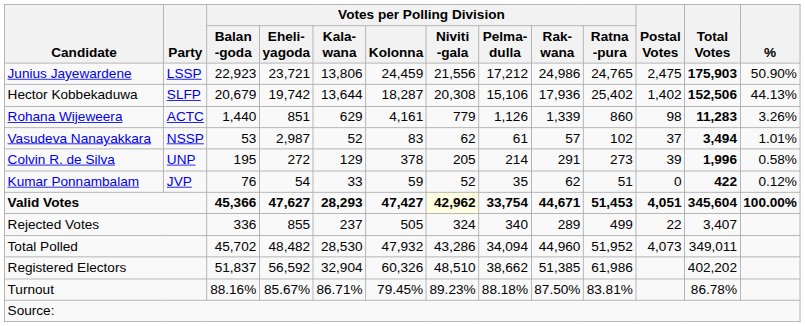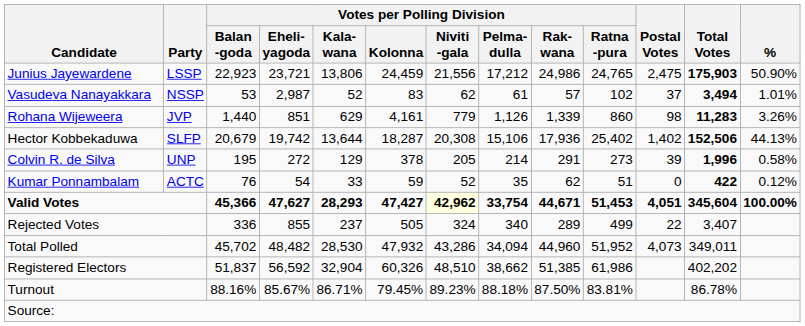rows swapped: (73, 95) <-> (79, 138)
(185, 116) ACTC -> (179, 116) JVP
(179, 181) JVP -> (185, 181) ACTC
